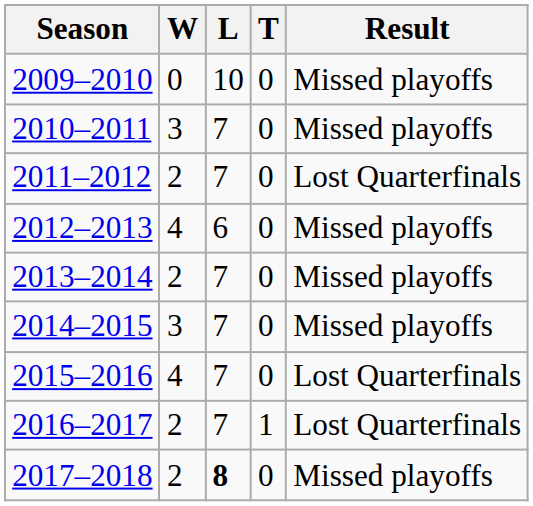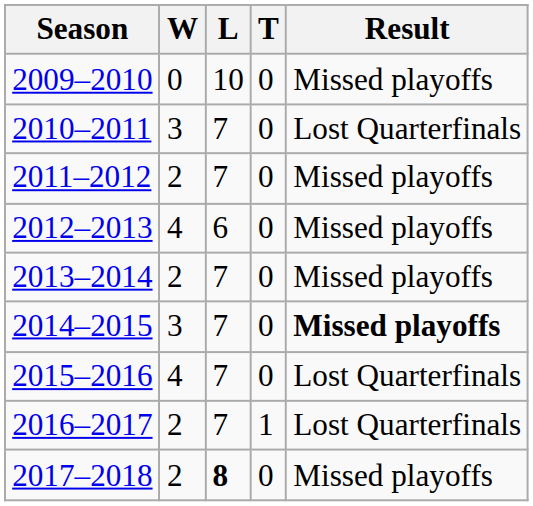(393, 128) Missed playoffs -> (407, 128) Lost Quarterfinals
(407, 177) Lost Quarterfinals -> (393, 177) Missed playoffs
(393, 326) normal -> (397, 326) bold
